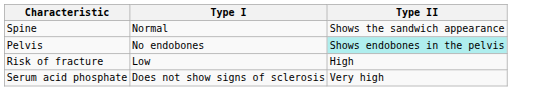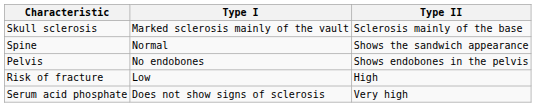+ row: (52, 29)
(417, 45) paleturquoise background -> (441, 61) no background
